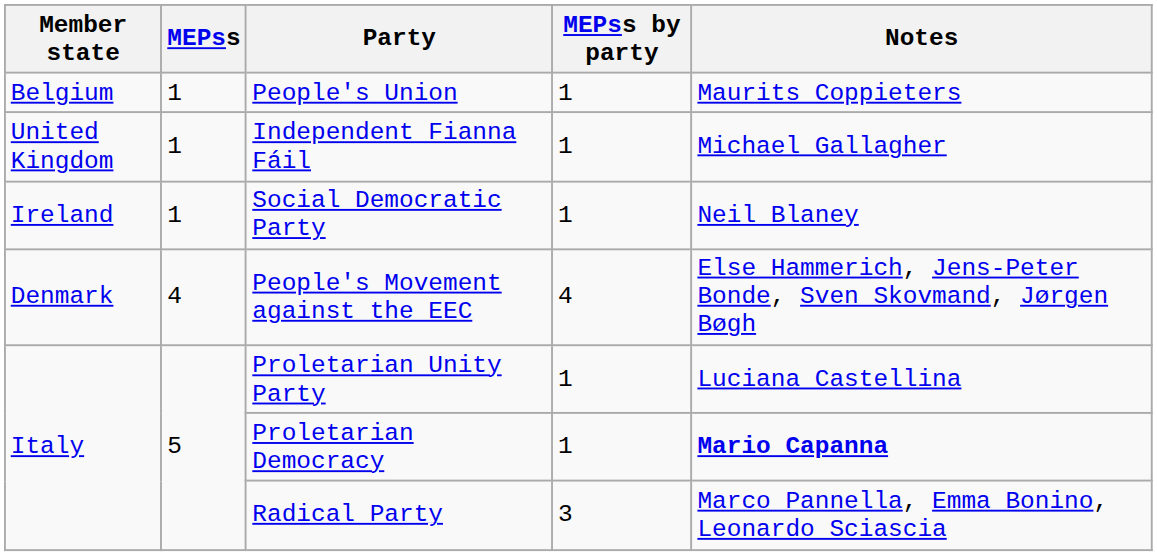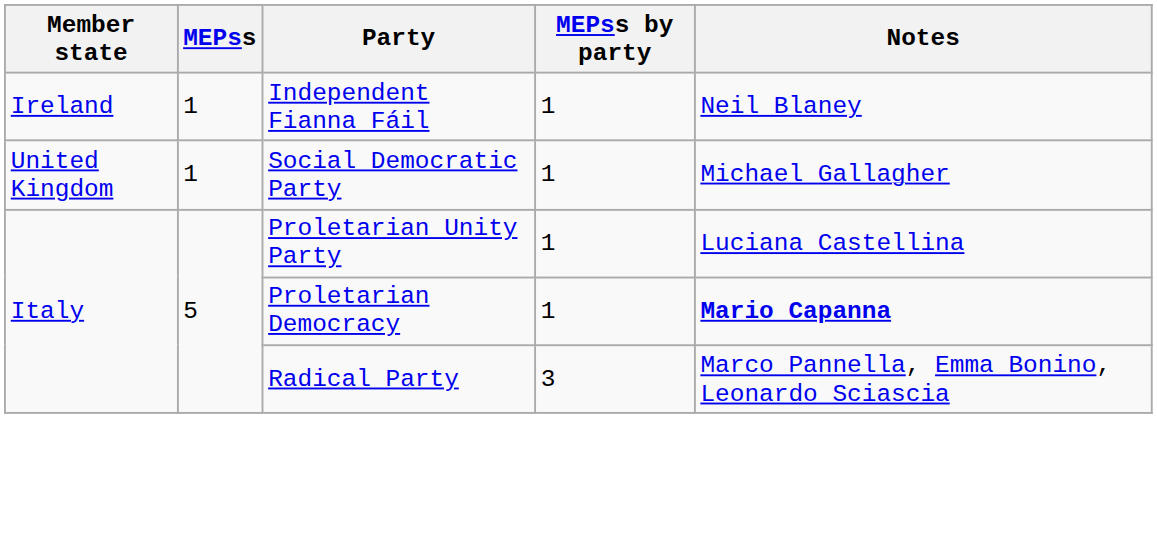- row: (355, 93)
(62, 147) United Kingdom -> (62, 107) Ireland
(822, 147) Michael Gallagher -> (781, 107) Neil Blaney
(62, 215) Ireland -> (62, 175) United Kingdom
(778, 215) Neil Blaney -> (825, 175) Michael Gallagher
- row: (377, 297)
